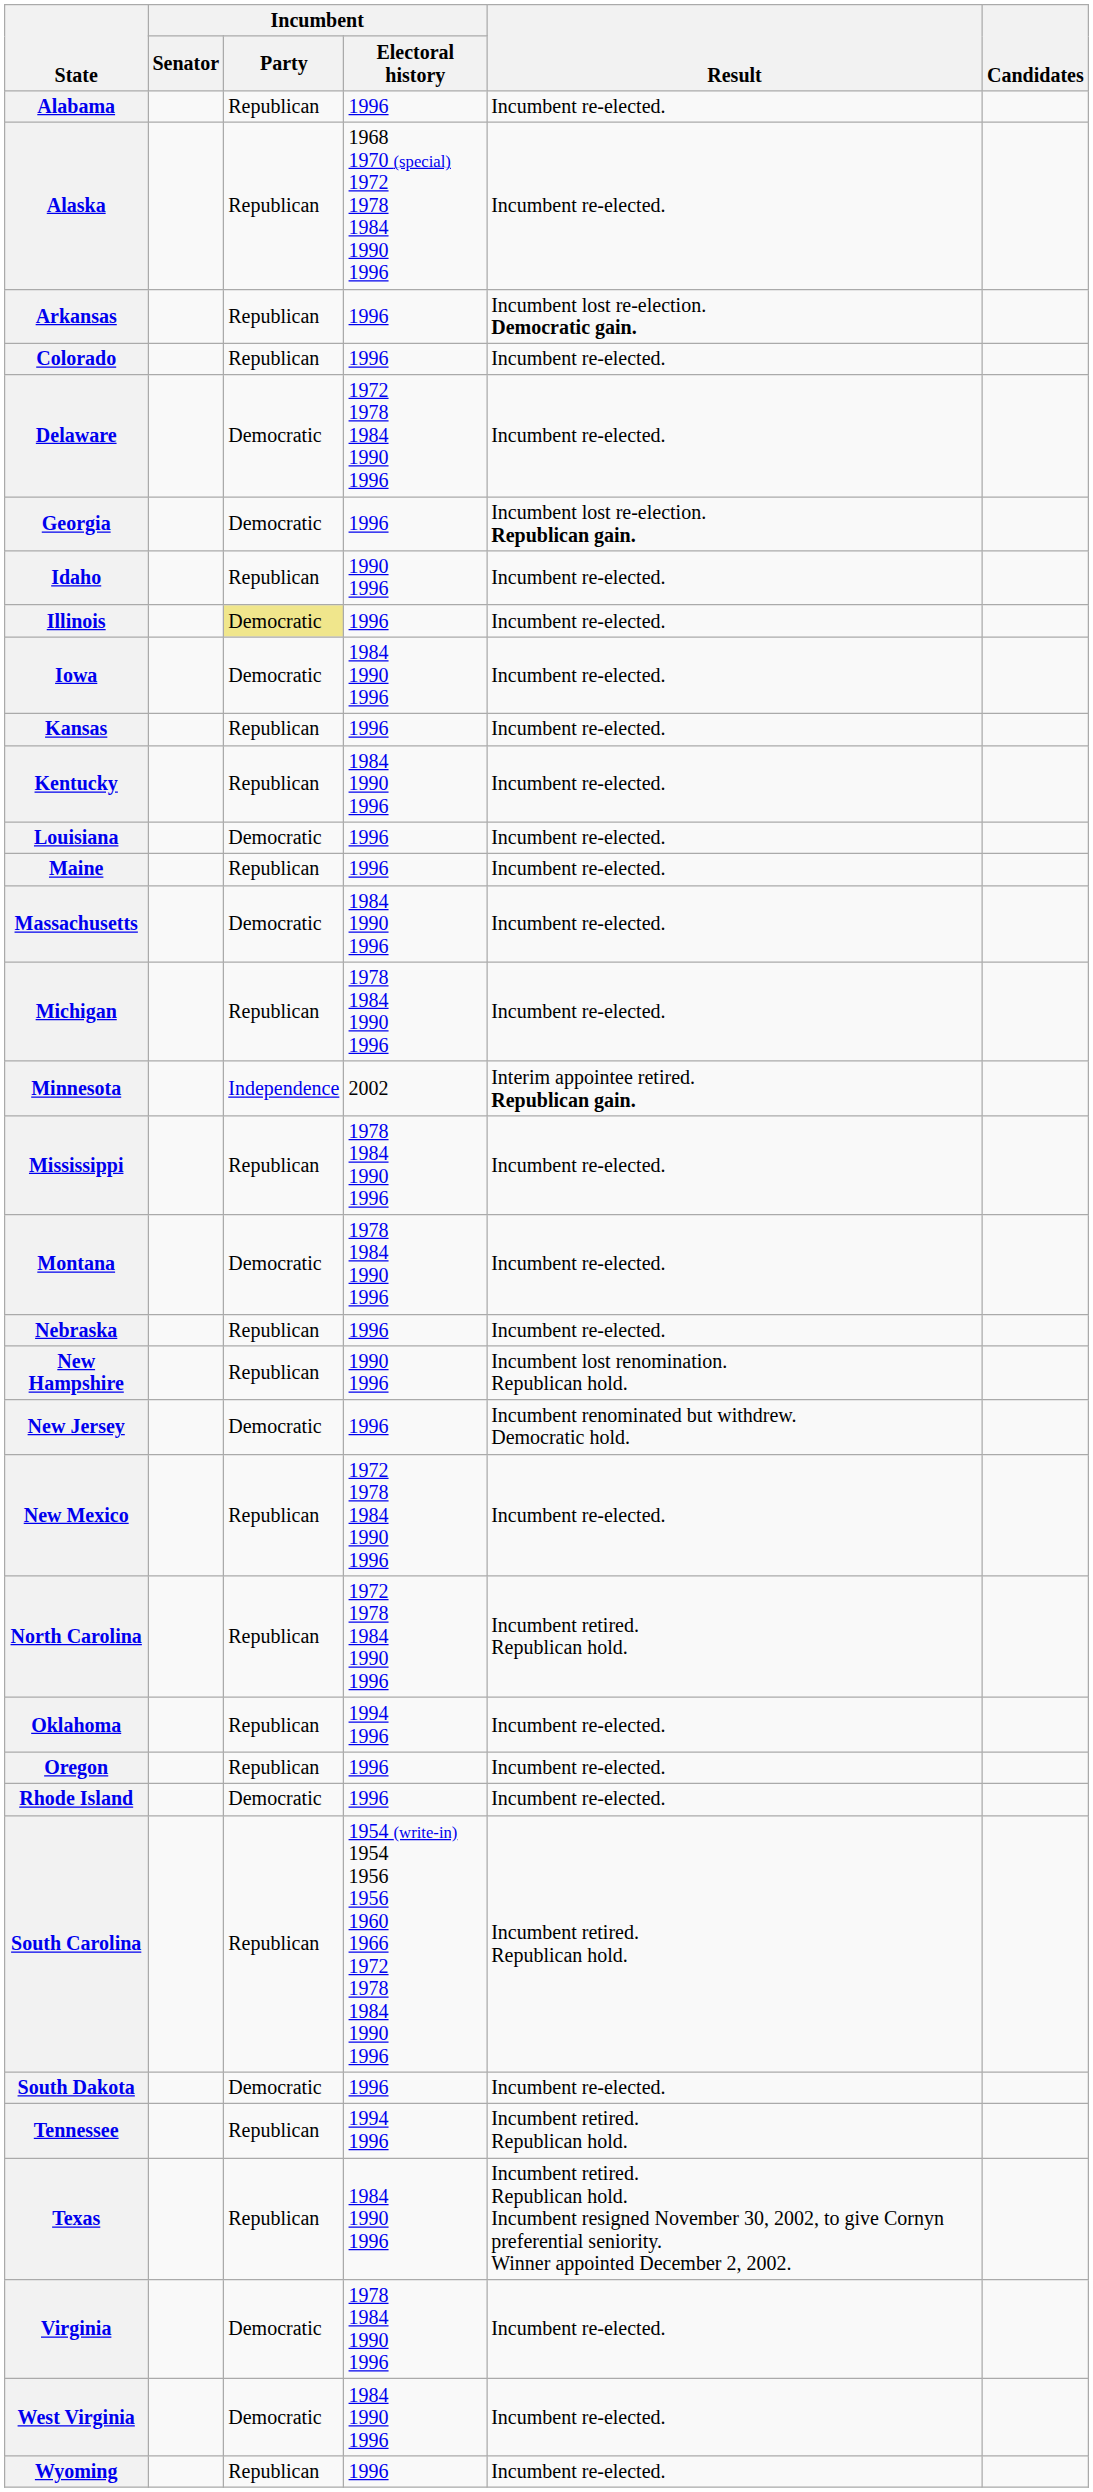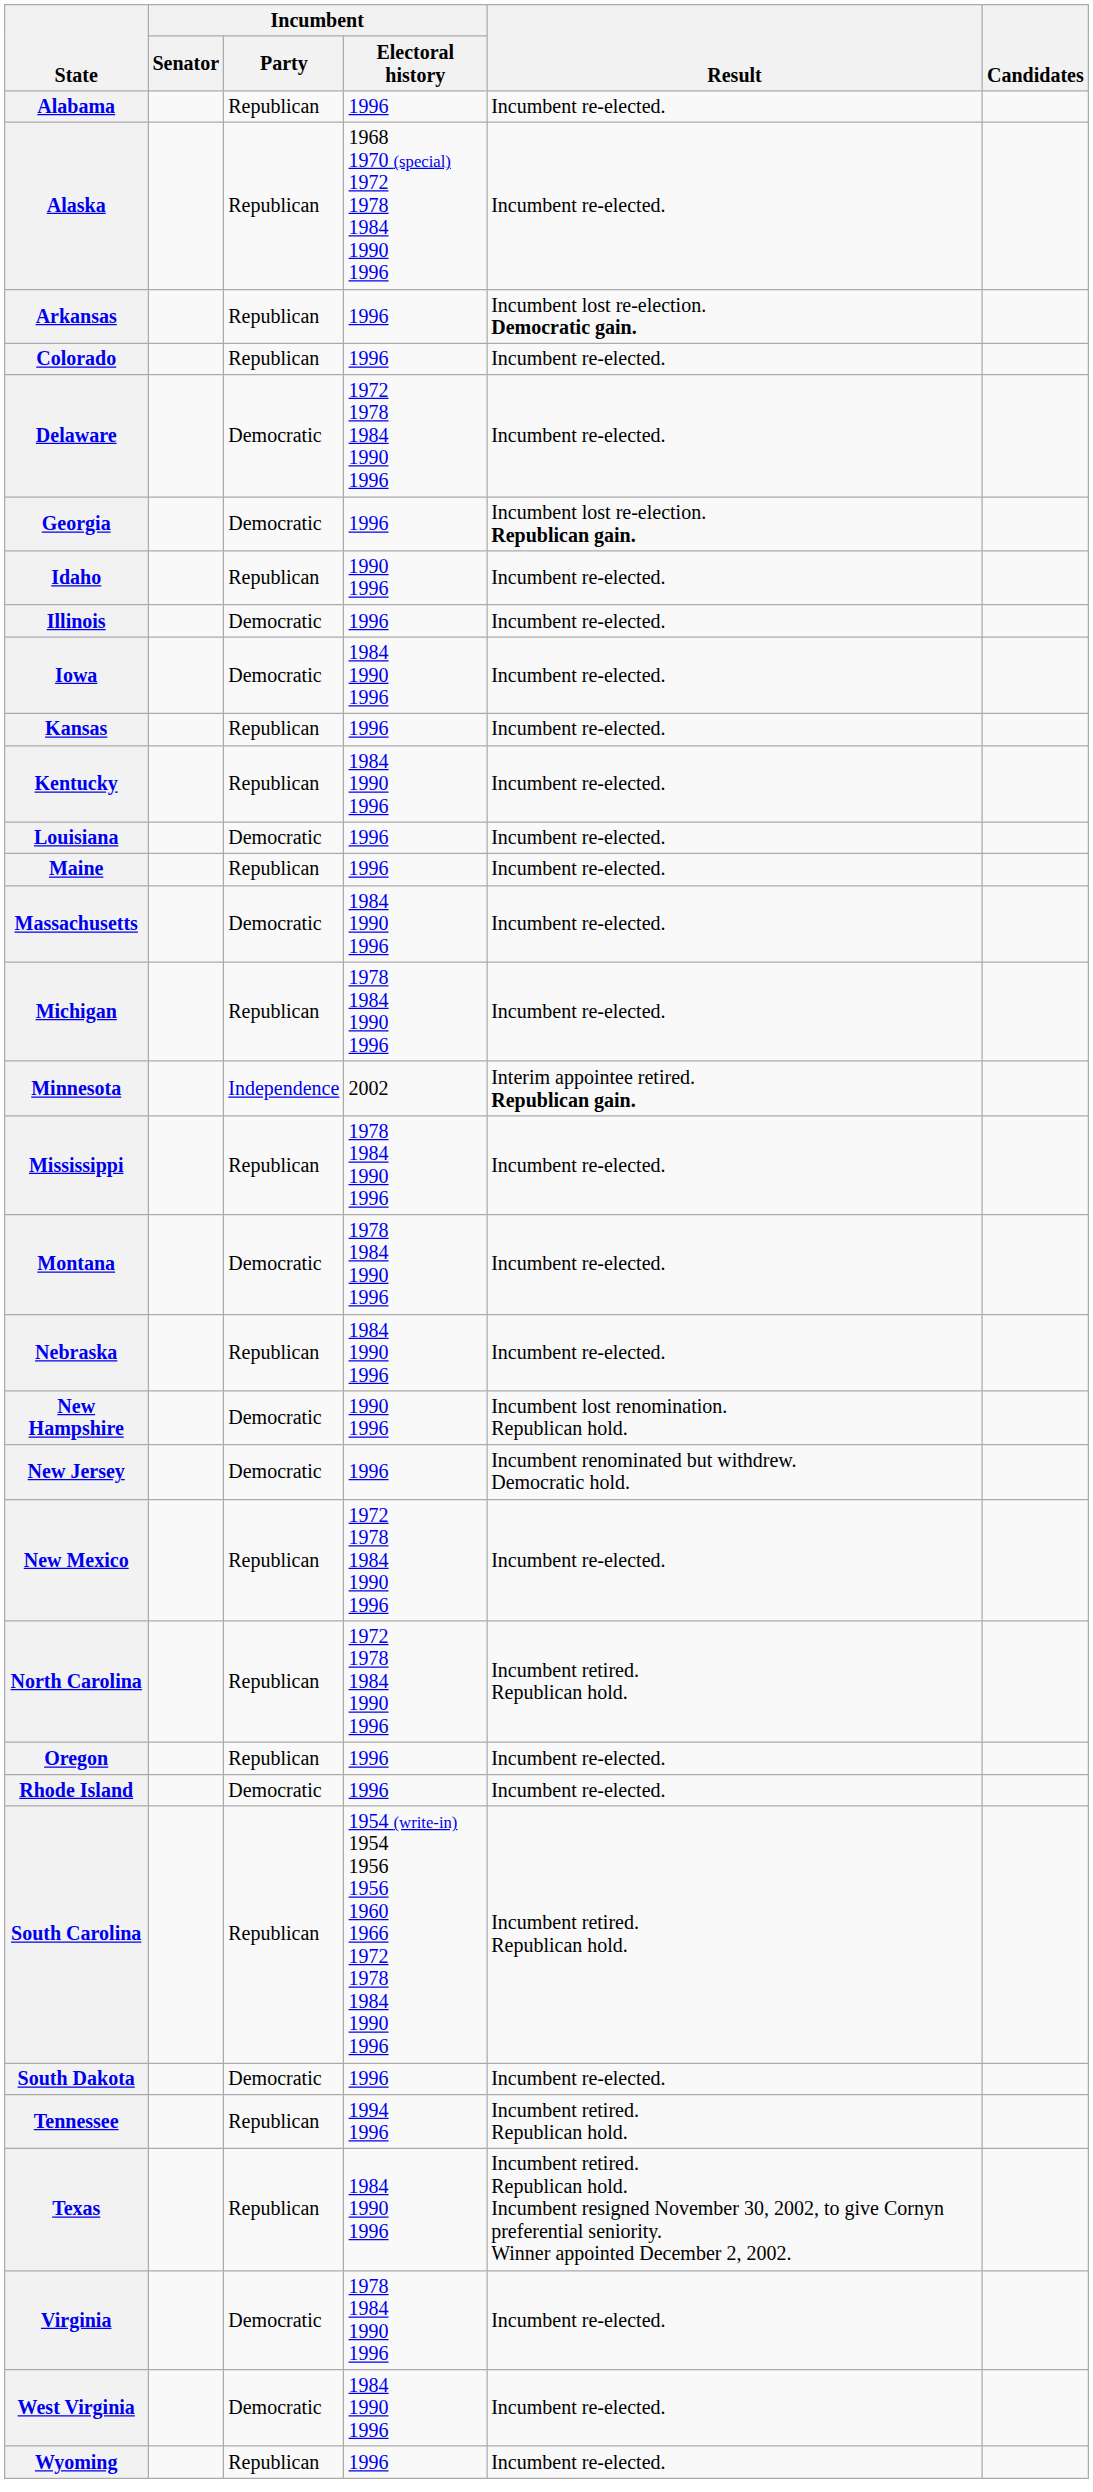(275, 620) khaki background -> (275, 620) no background
(369, 1329) 1996 -> (369, 1352) 1984 1990 1996
(274, 1372) Republican -> (275, 1417) Democratic
- row: (76, 1724)
